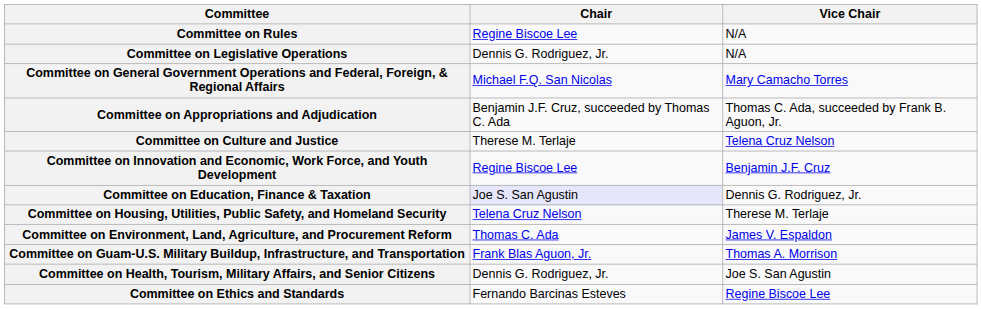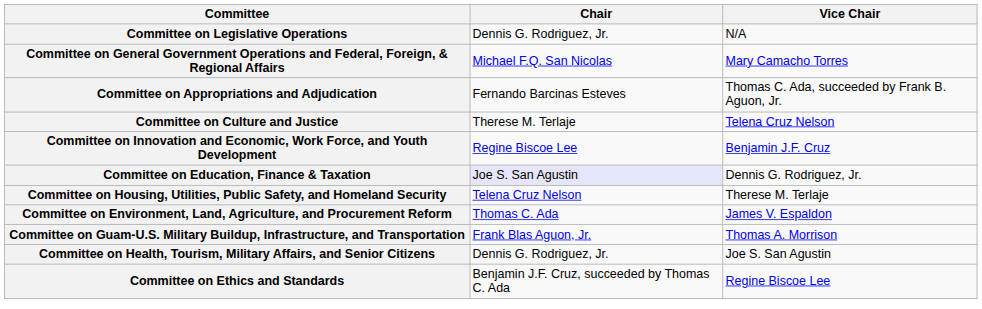- row: (237, 34)
(591, 114) Benjamin J.F. Cruz, succeeded by Thomas C. Ada -> (549, 94) Fernando Barcinas Esteves
(549, 294) Fernando Barcinas Esteves -> (591, 281) Benjamin J.F. Cruz, succeeded by Thomas C. Ada
